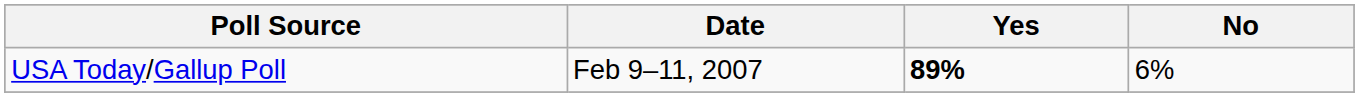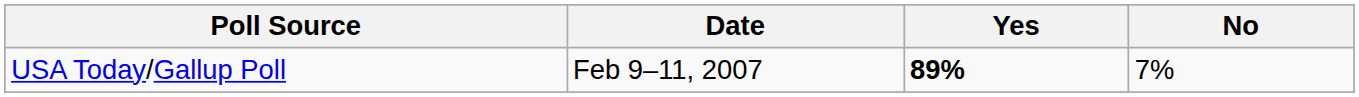(1155, 69) 6% -> (1155, 69) 7%
